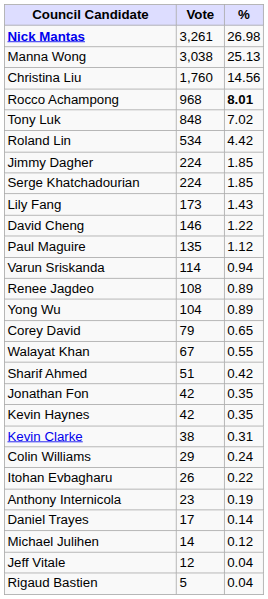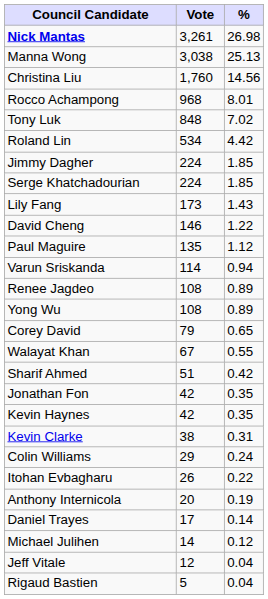(240, 99) bold -> (240, 99) normal
(191, 309) 104 -> (191, 309) 108
(187, 499) 23 -> (187, 499) 20
